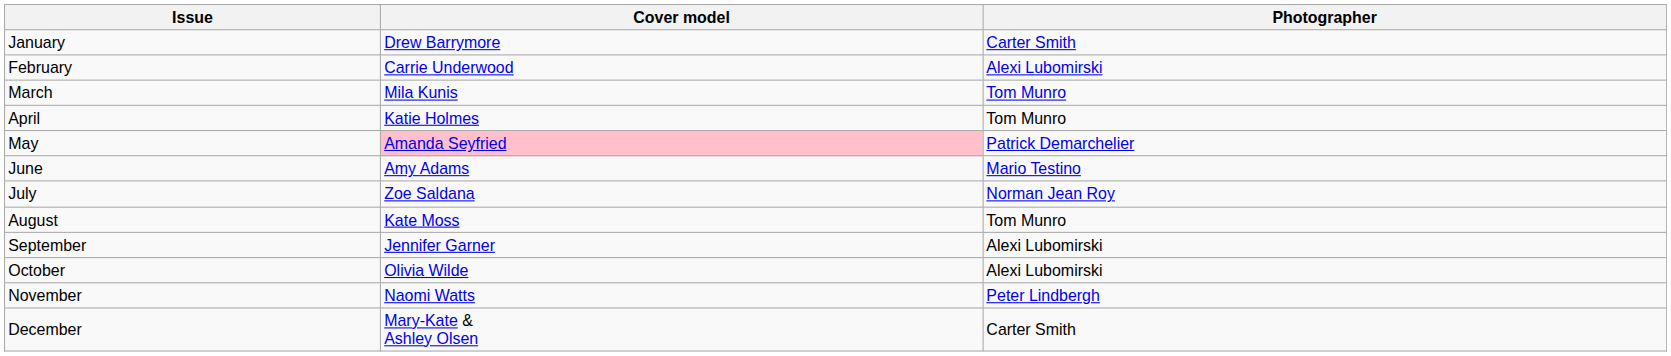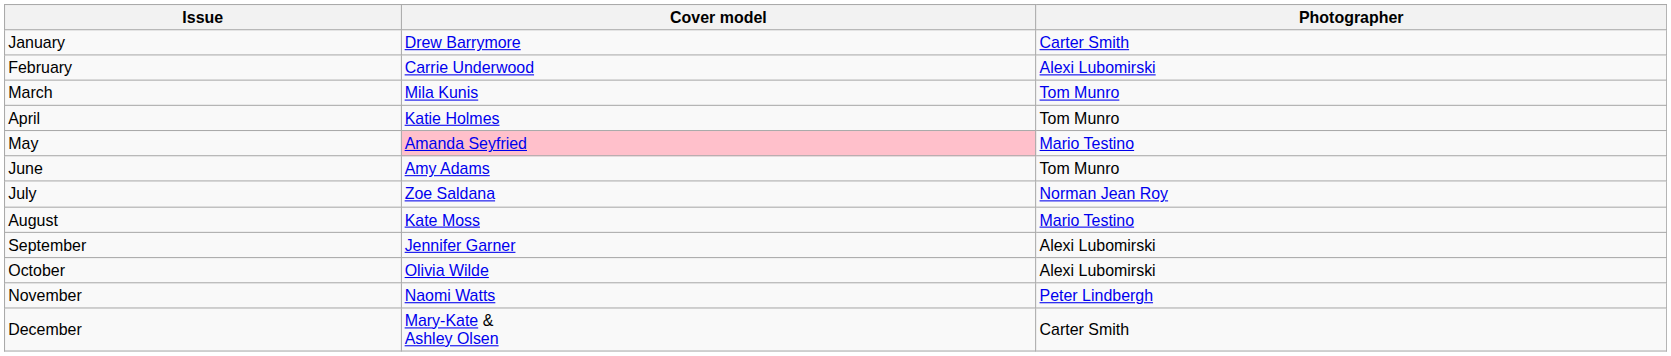(1060, 144) Patrick Demarchelier -> (1087, 144) Mario Testino
(1034, 169) Mario Testino -> (1079, 169) Tom Munro
(1026, 219) Tom Munro -> (1087, 219) Mario Testino
